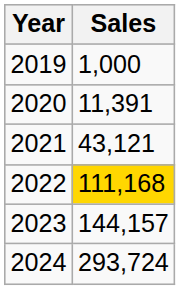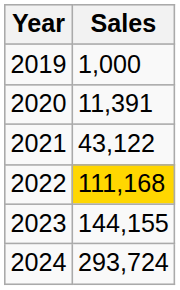(116, 143) 43,121 -> (116, 143) 43,122
(123, 223) 144,157 -> (123, 223) 144,155
